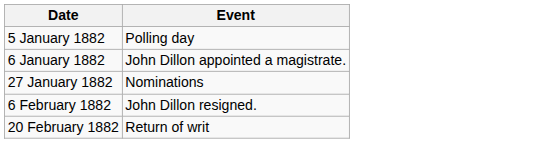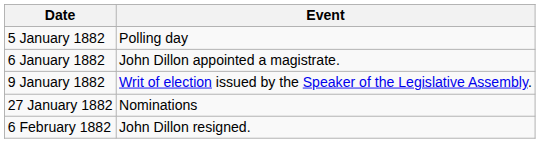+ row: (56, 82)
- row: (63, 127)
